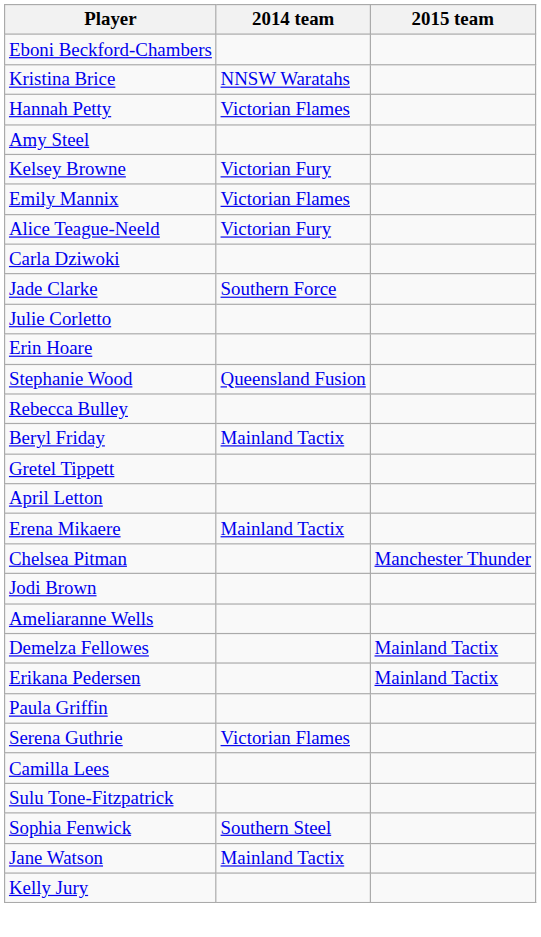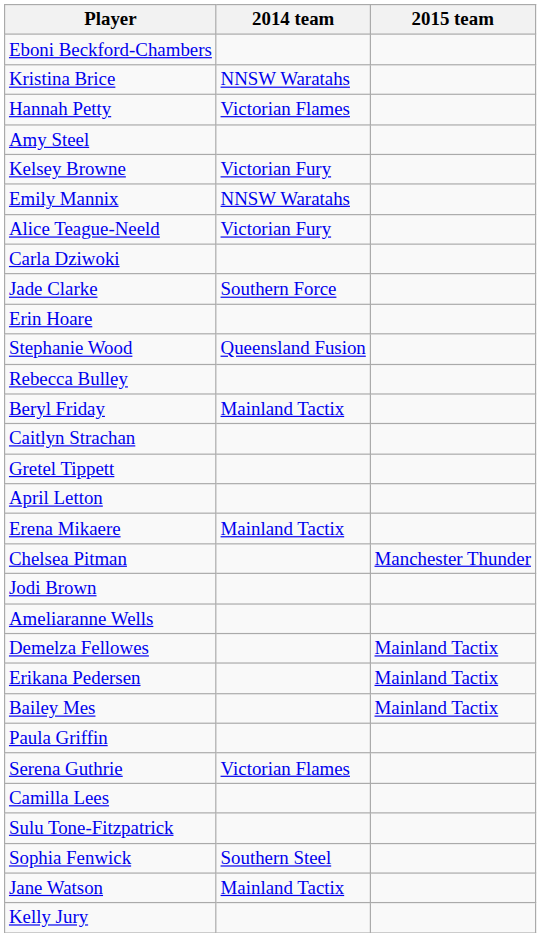(285, 199) Victorian Flames -> (285, 199) NNSW Waratahs
- row: (60, 318)
+ row: (72, 438)
+ row: (52, 708)
